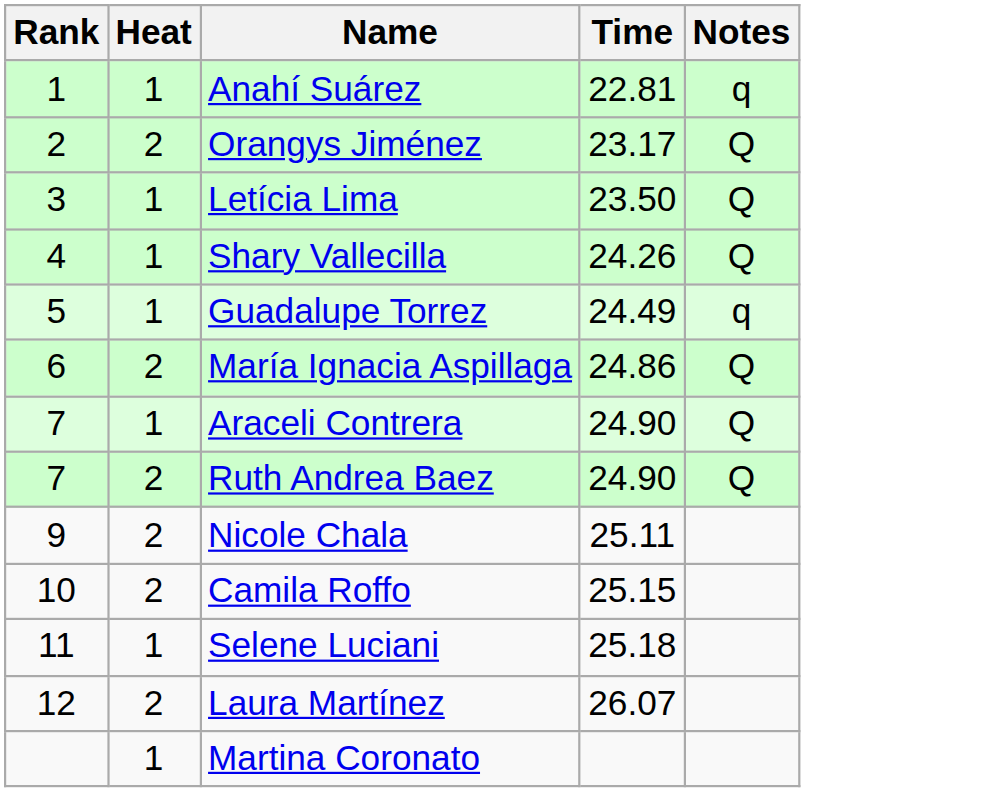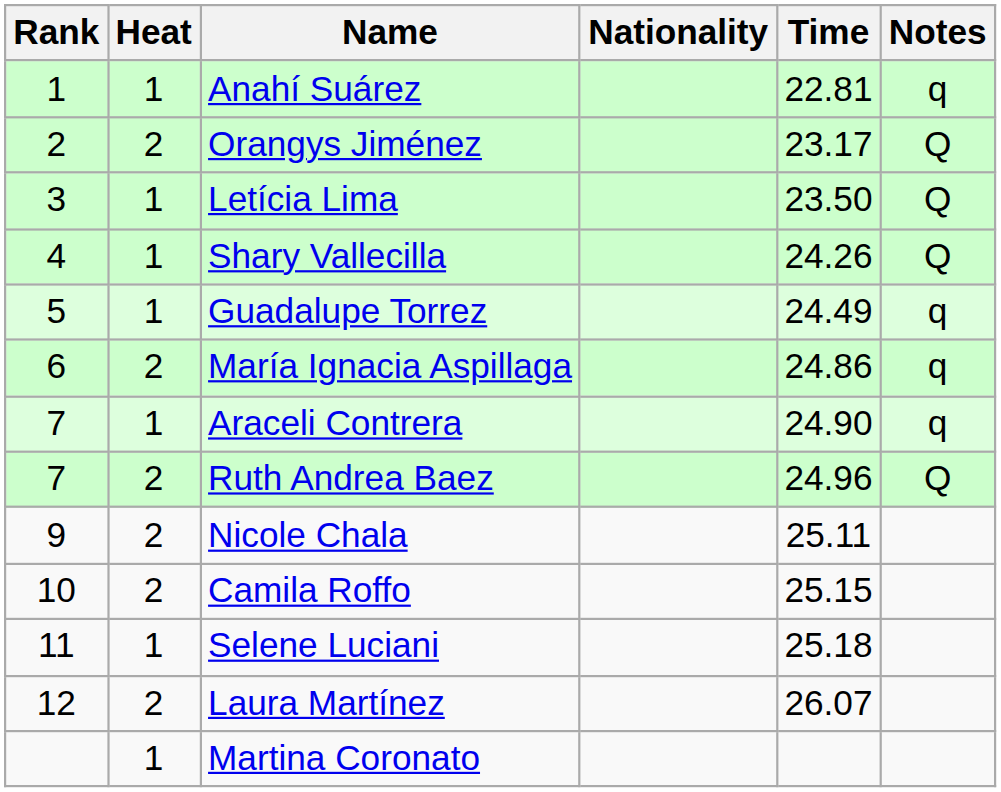+ column: (678, 32)
(741, 367) Q -> (938, 367) q
(741, 423) Q -> (938, 423) q
(632, 479) 24.90 -> (828, 479) 24.96
